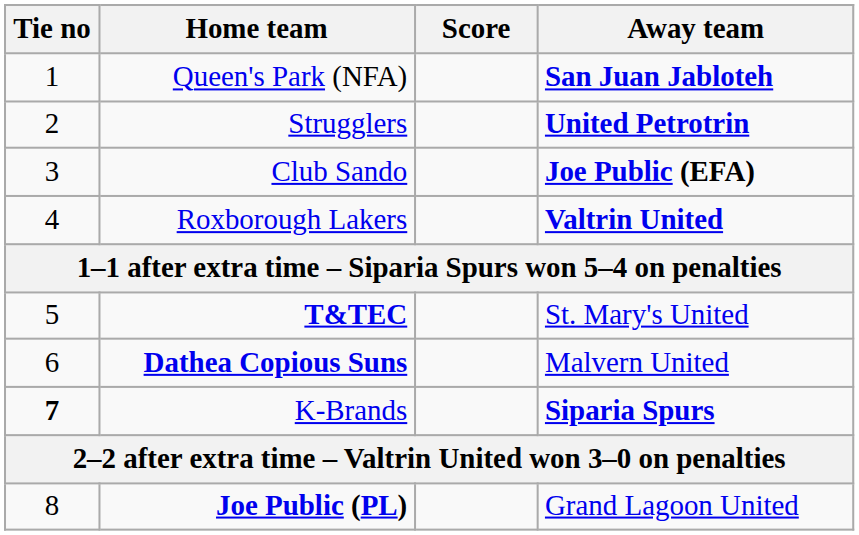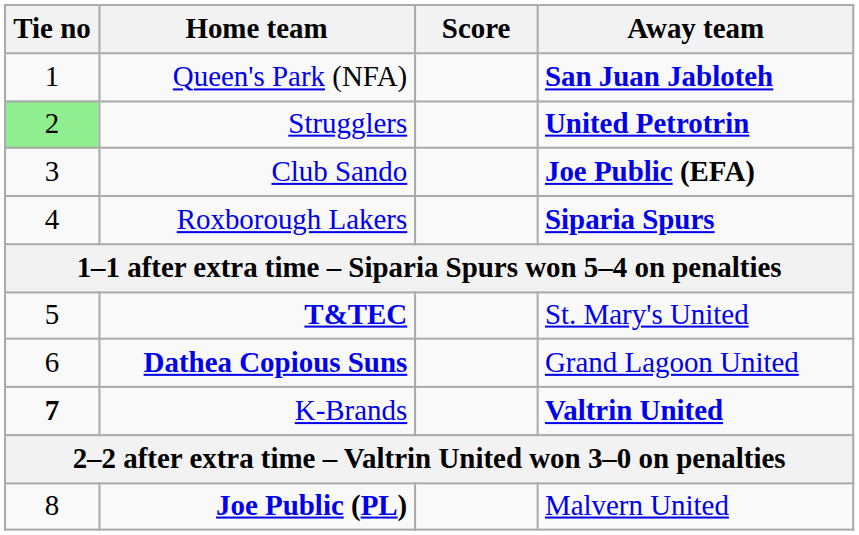(52, 124) no background -> (52, 124) lightgreen background
(634, 219) Valtrin United -> (630, 219) Siparia Spurs
(637, 362) Malvern United -> (672, 362) Grand Lagoon United
(630, 410) Siparia Spurs -> (634, 410) Valtrin United
(672, 506) Grand Lagoon United -> (637, 506) Malvern United
